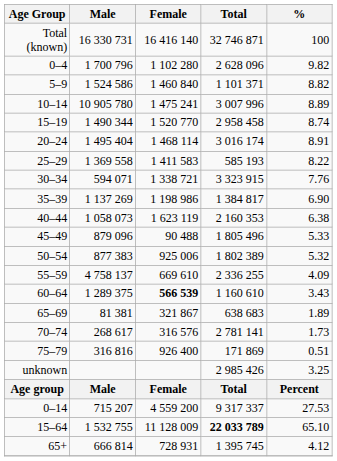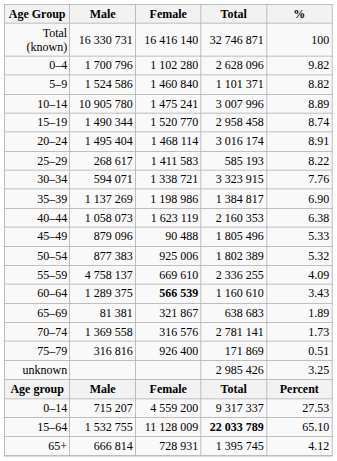(109, 160) 1 369 558 -> (113, 160) 268 617
(113, 332) 268 617 -> (109, 332) 1 369 558
